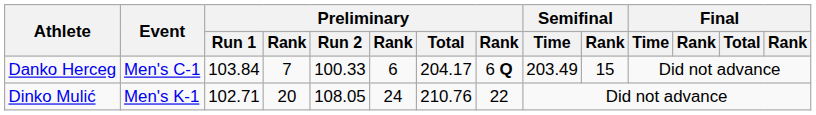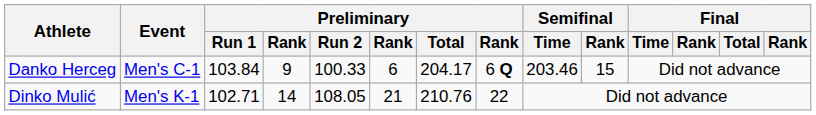(287, 70) 7 -> (287, 70) 9
(552, 70) 203.49 -> (552, 70) 203.46
(287, 97) 20 -> (287, 97) 14
(393, 97) 24 -> (393, 97) 21
